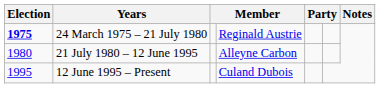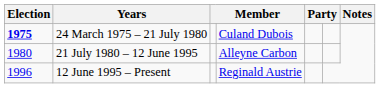(260, 33) Reginald Austrie -> (256, 33) Culand Dubois
(20, 72) 1995 -> (20, 72) 1996
(256, 72) Culand Dubois -> (260, 72) Reginald Austrie
